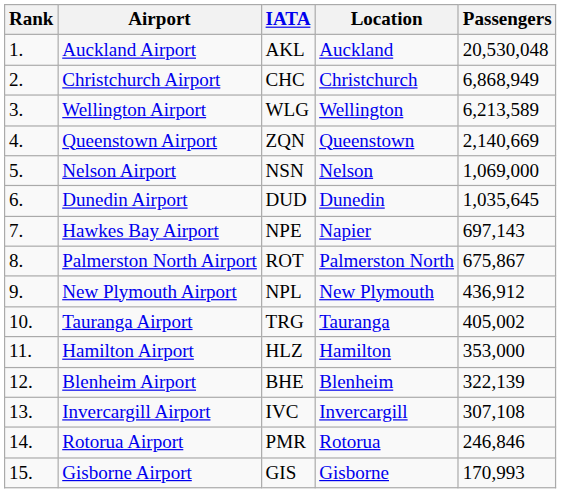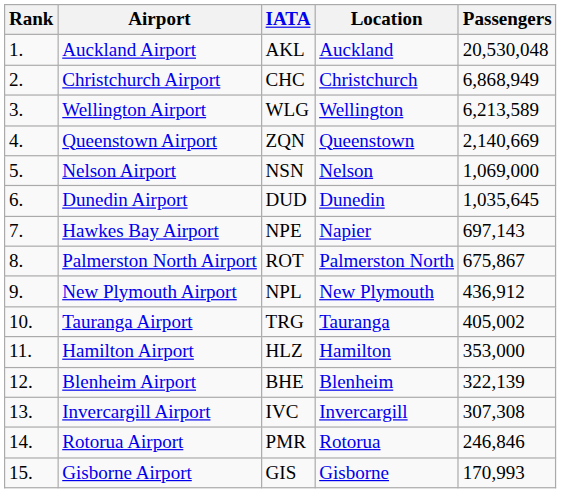(494, 412) 307,108 -> (494, 412) 307,308
